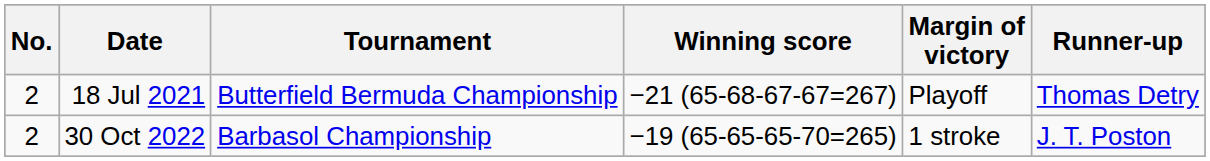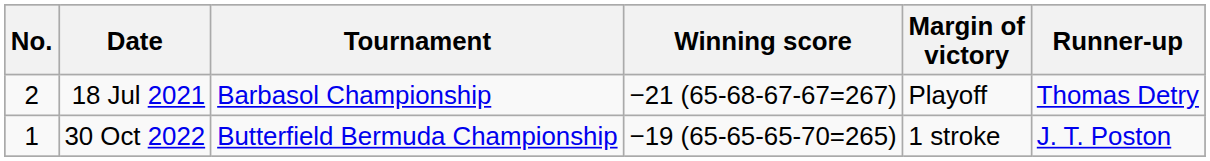(417, 95) Butterfield Bermuda Championship -> (354, 95) Barbasol Championship
(32, 136) 2 -> (32, 136) 1
(354, 136) Barbasol Championship -> (417, 136) Butterfield Bermuda Championship
